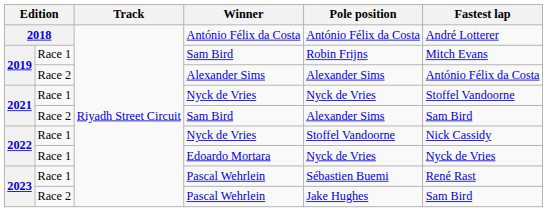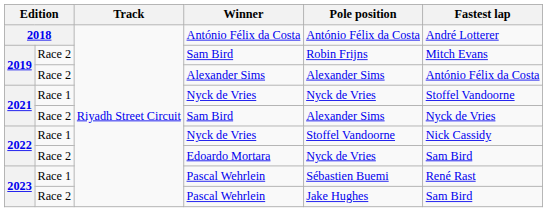(54, 55) Race 1 -> (54, 55) Race 2
(449, 115) Sam Bird -> (461, 115) Nyck de Vries
(54, 156) Race 1 -> (54, 156) Race 2
(461, 156) Nyck de Vries -> (449, 156) Sam Bird
